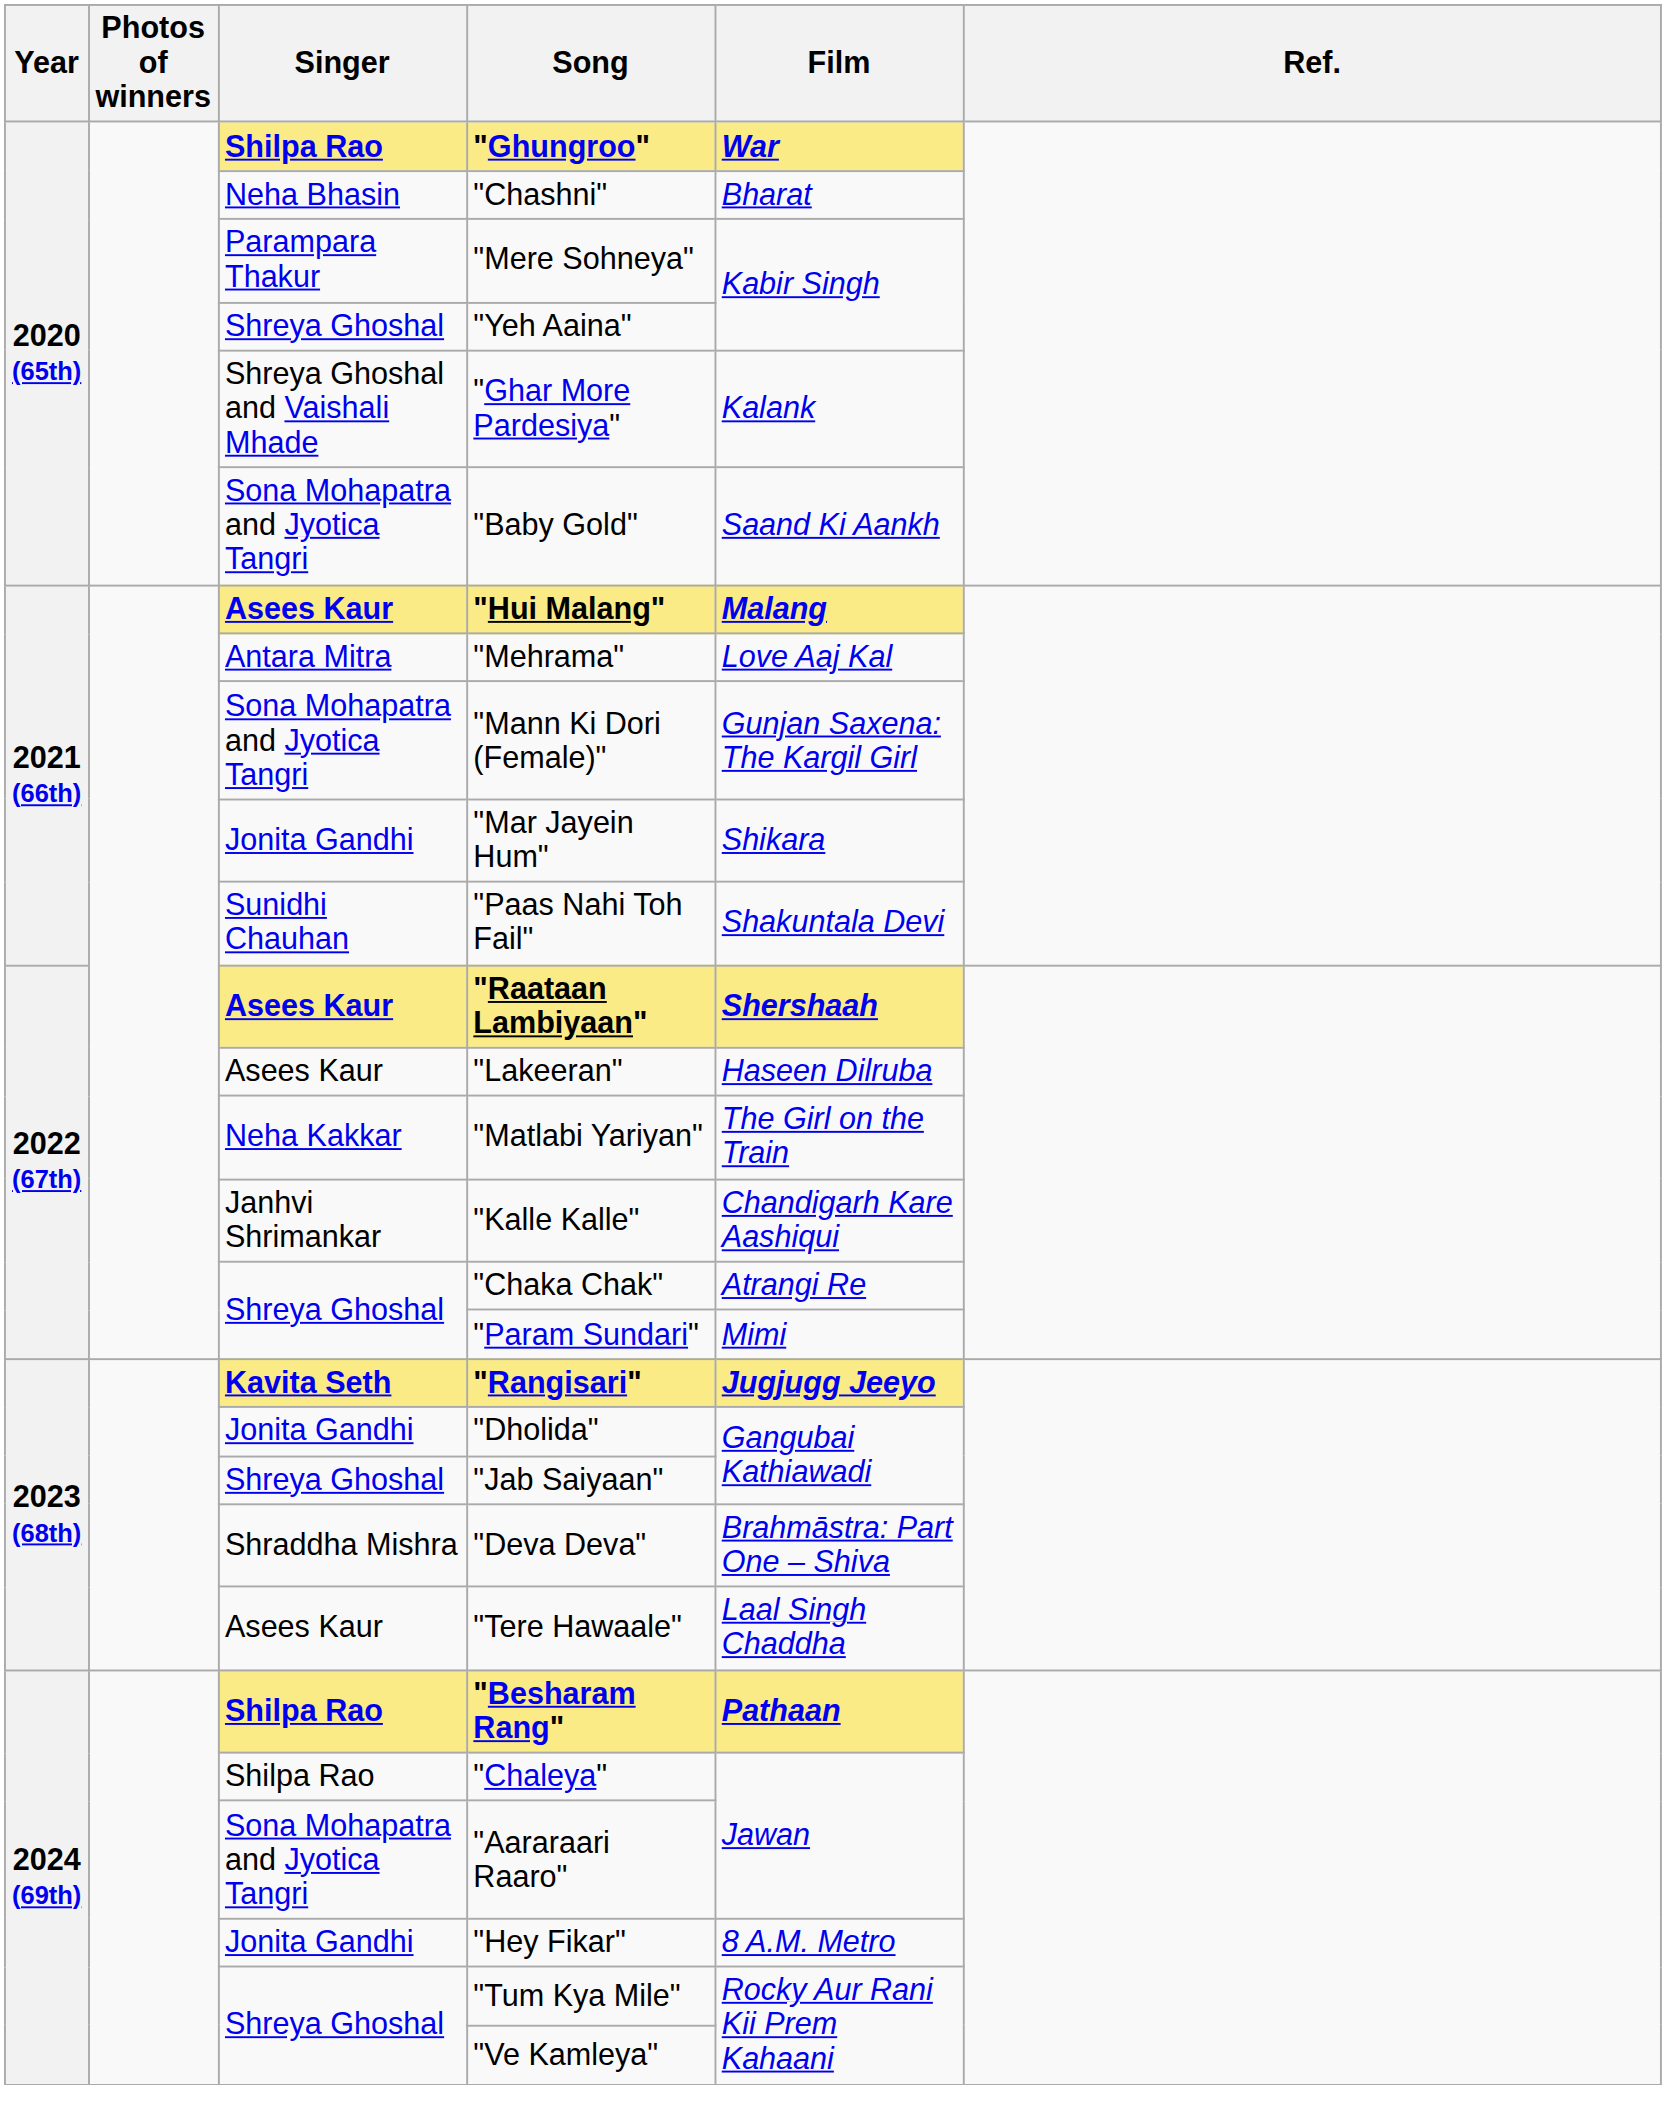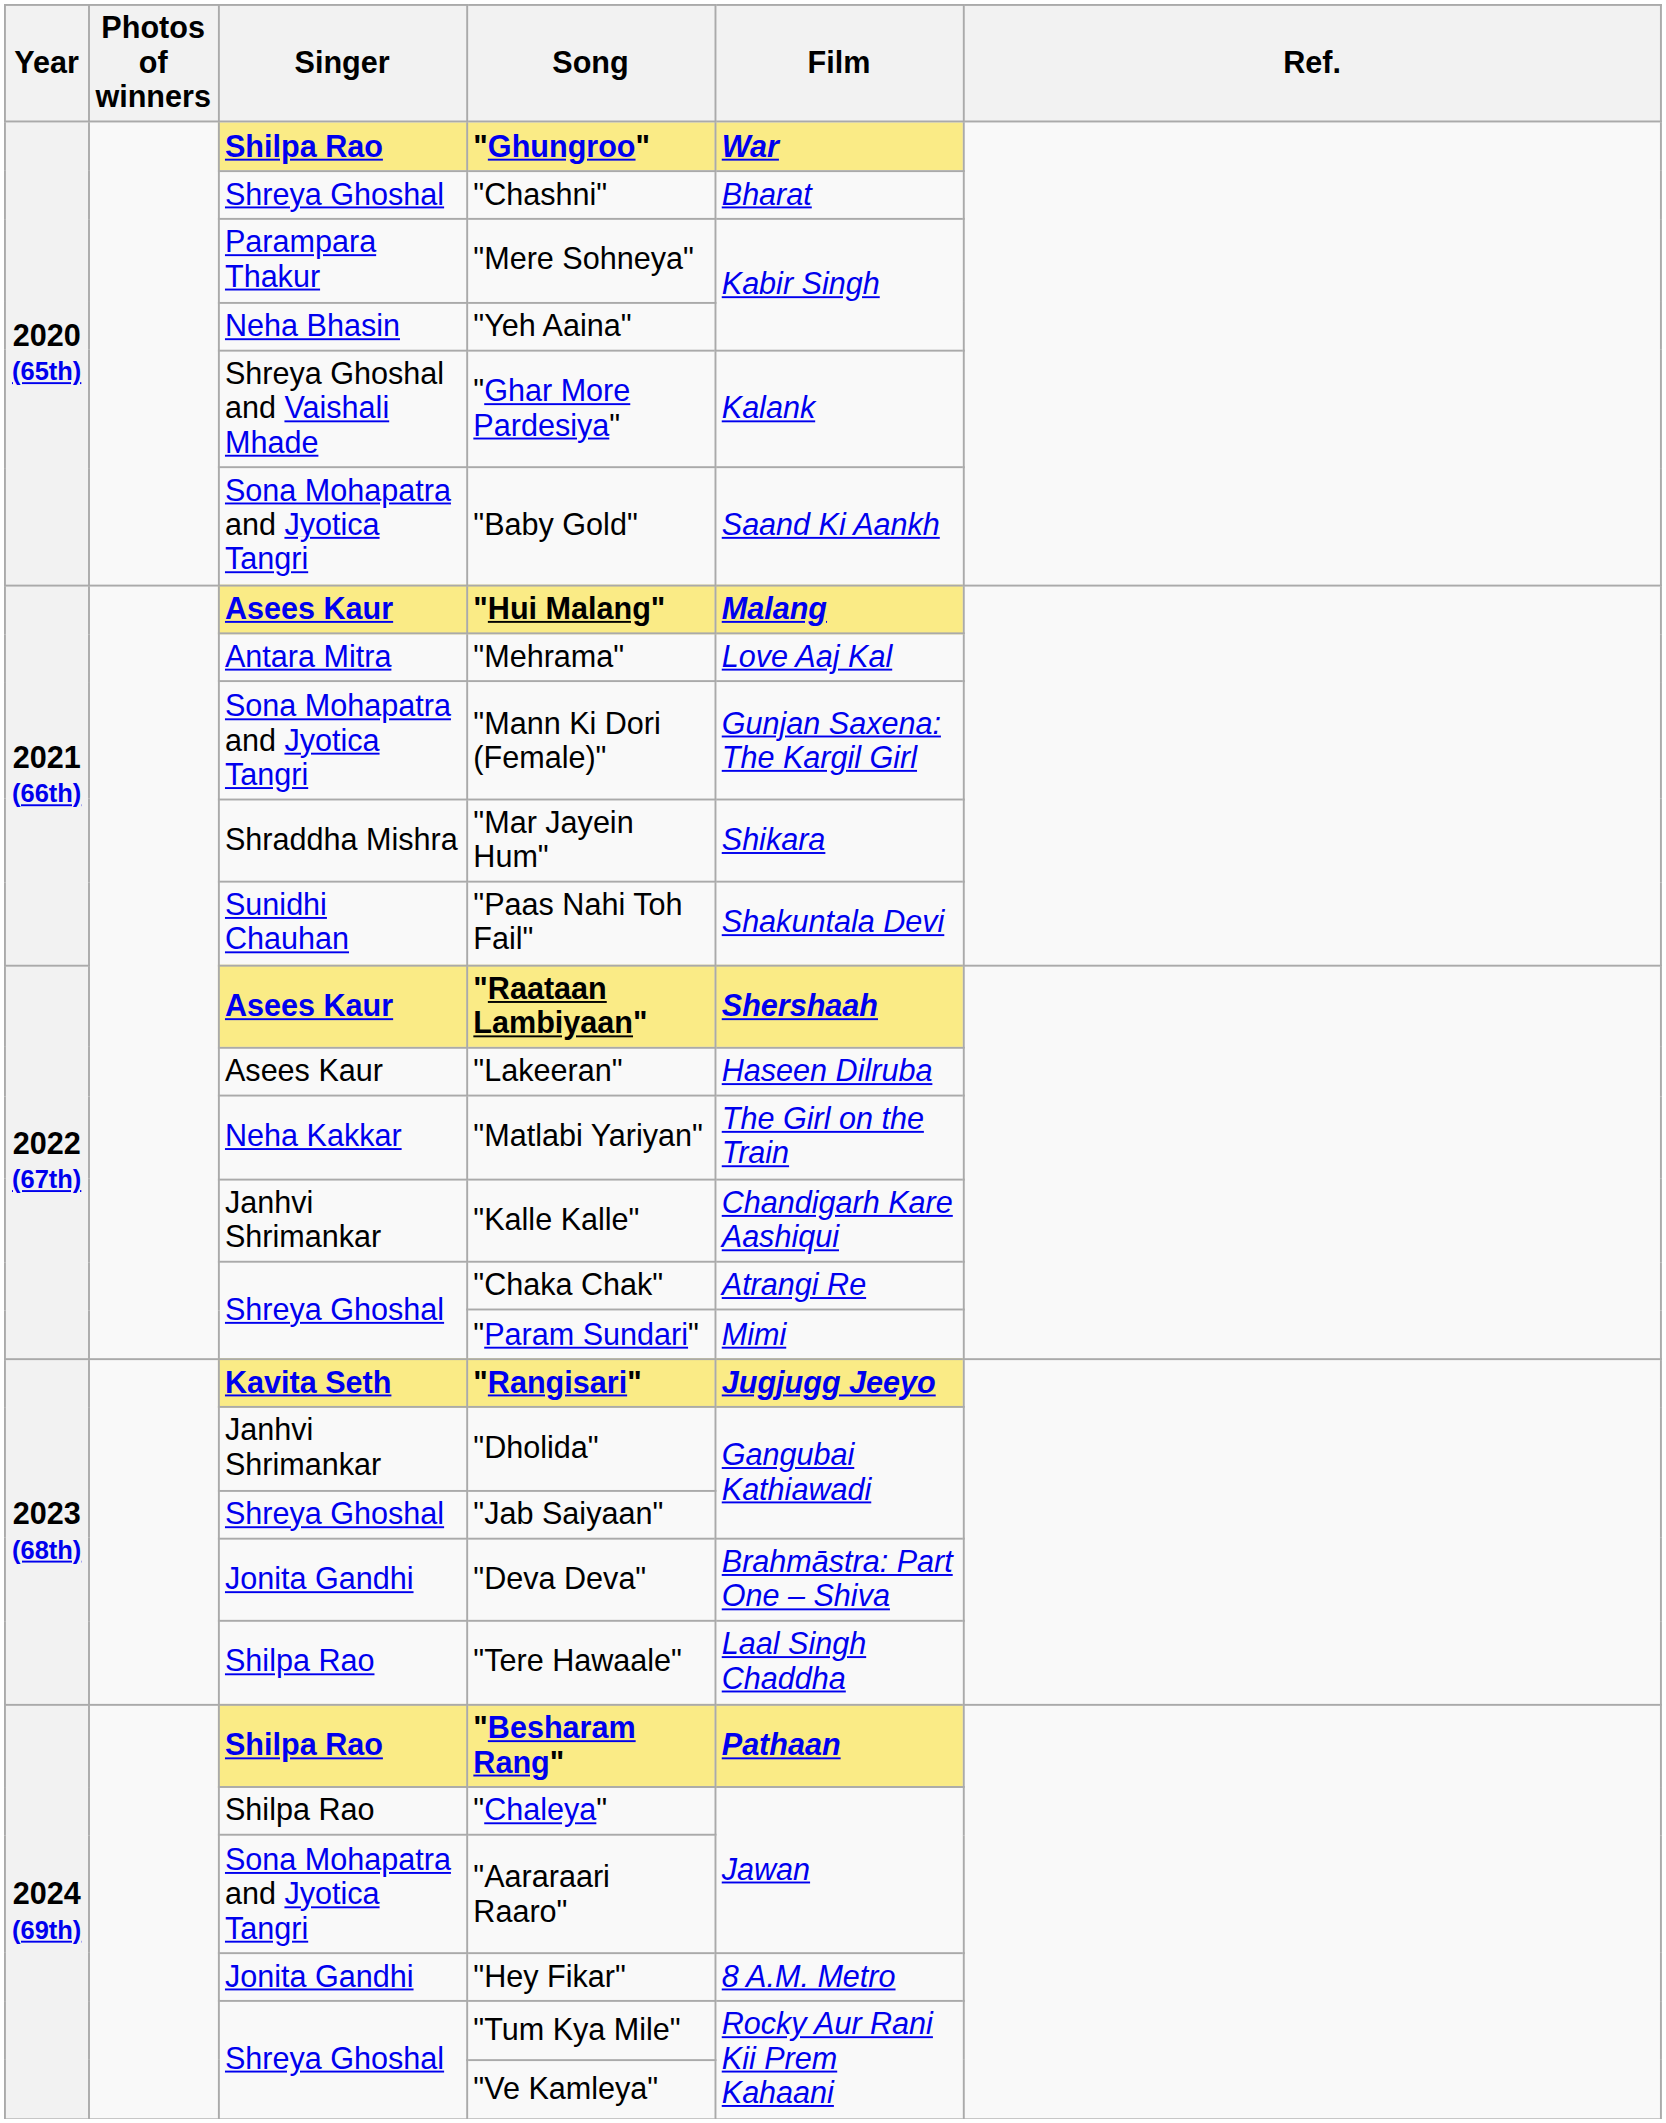(312, 194) Neha Bhasin -> (335, 194) Shreya Ghoshal
(335, 325) Shreya Ghoshal -> (312, 325) Neha Bhasin
(319, 840) Jonita Gandhi -> (341, 840) Shraddha Mishra
(319, 1430) Jonita Gandhi -> (303, 1448) Janhvi Shrimankar
(341, 1545) Shraddha Mishra -> (319, 1579) Jonita Gandhi
(304, 1627) Asees Kaur -> (300, 1662) Shilpa Rao
